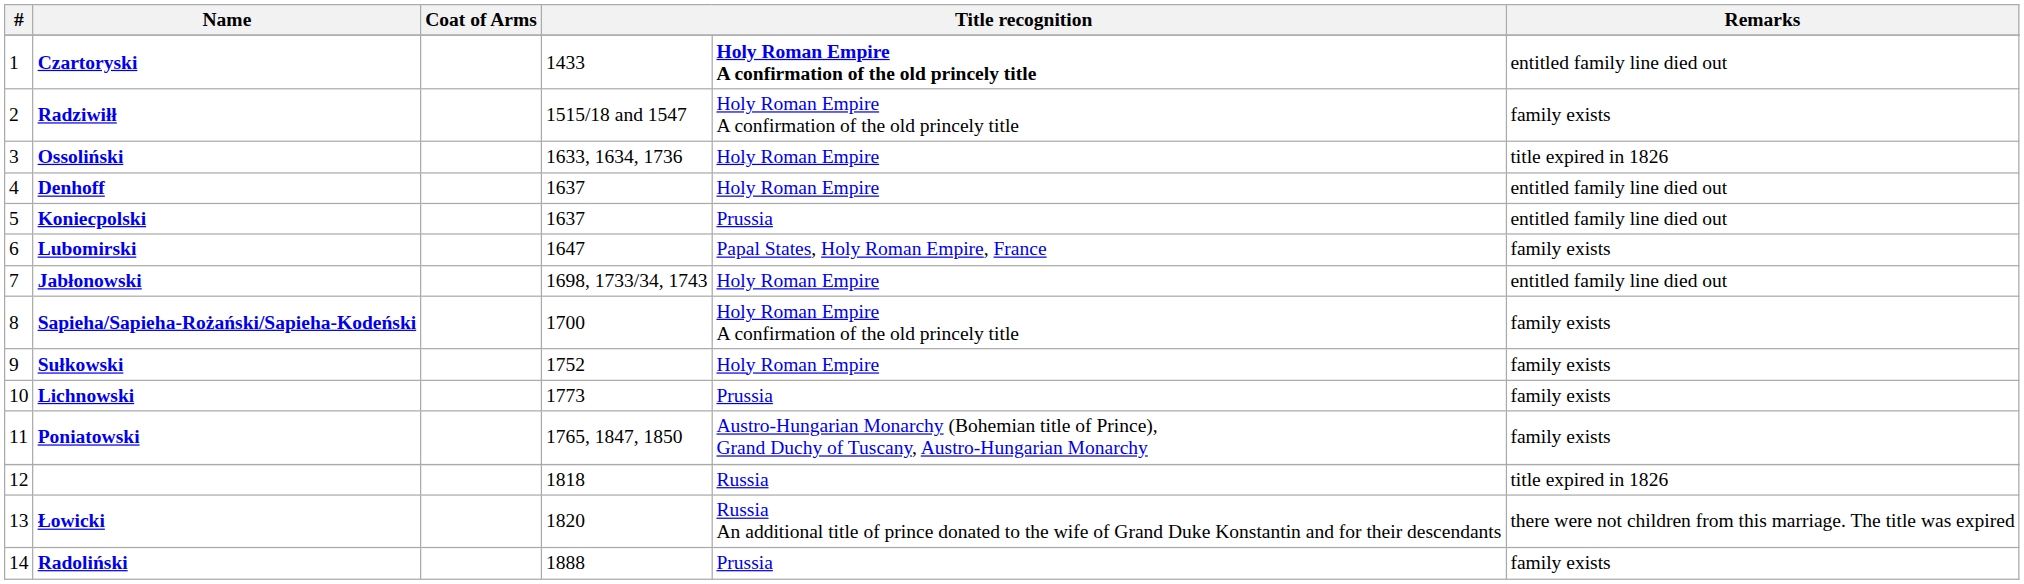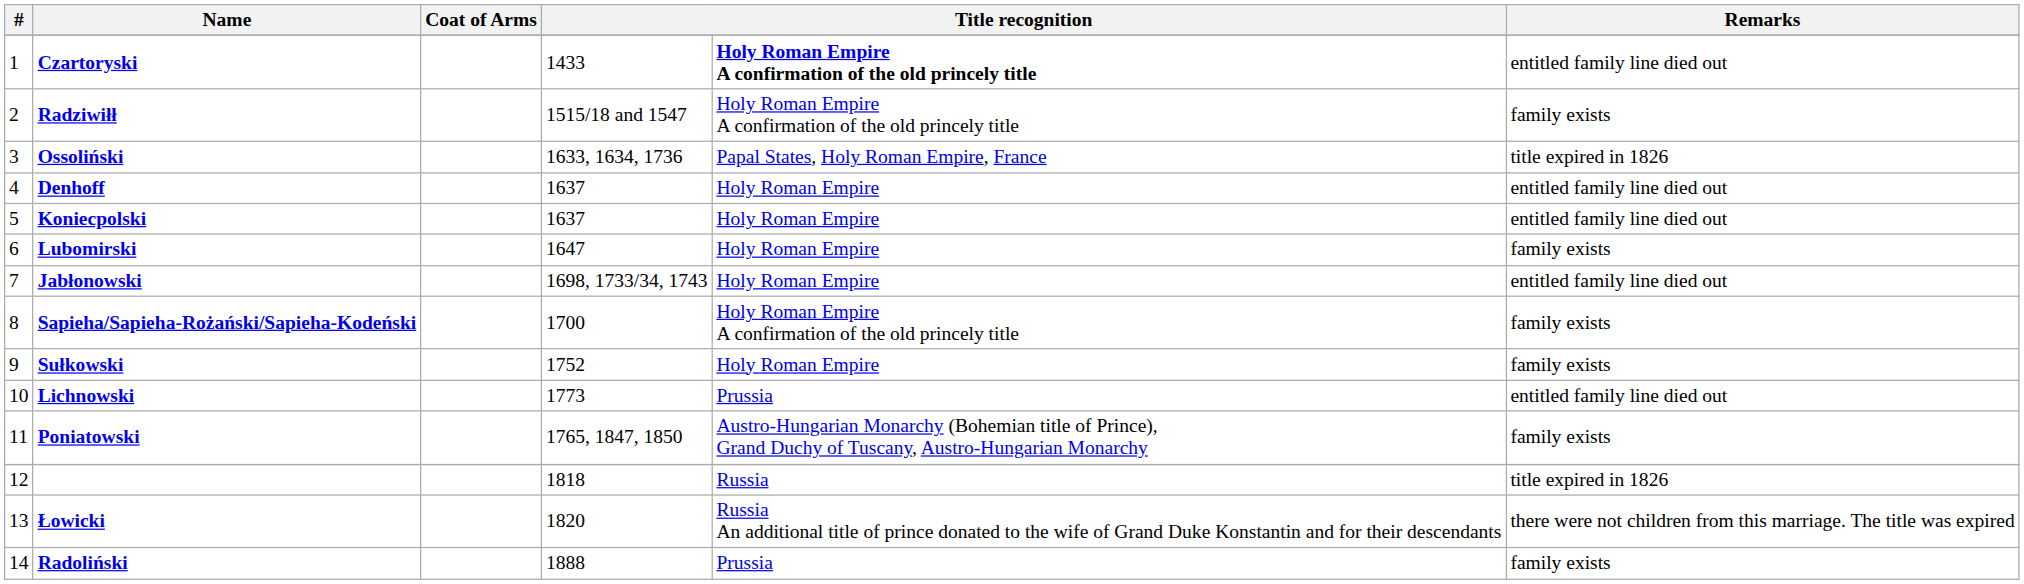(798, 156) Holy Roman Empire -> (882, 156) Papal States, Holy Roman Empire, France
(745, 218) Prussia -> (798, 218) Holy Roman Empire
(882, 249) Papal States, Holy Roman Empire, France -> (798, 249) Holy Roman Empire
(1561, 395) family exists -> (1619, 395) entitled family line died out
